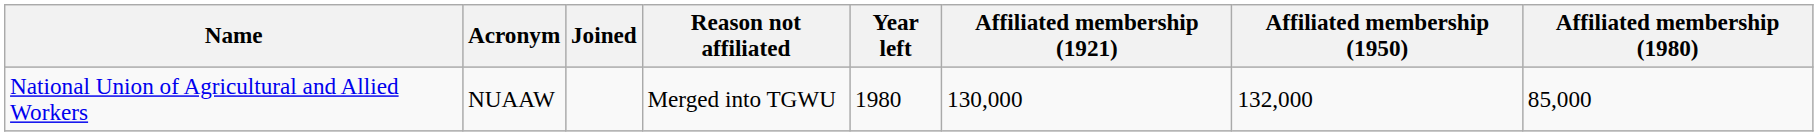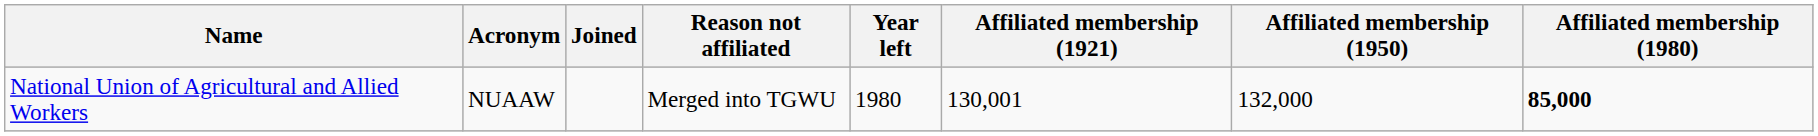(985, 98) 130,000 -> (985, 98) 130,001
(1560, 98) normal -> (1560, 98) bold
